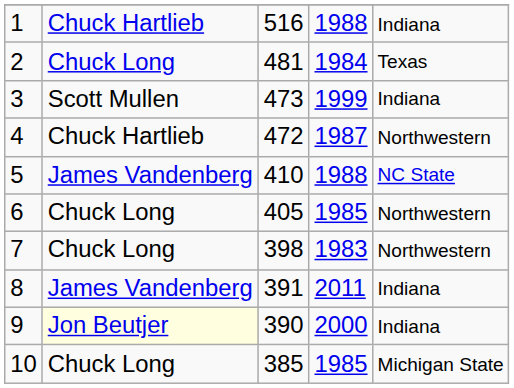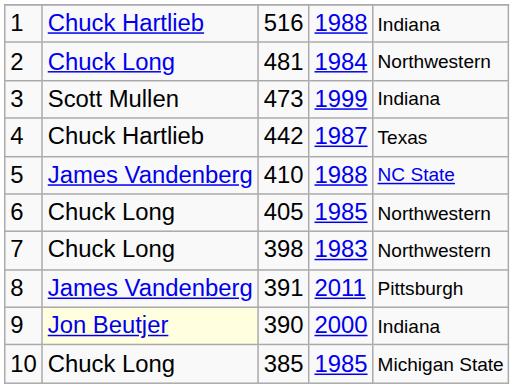(402, 61) Texas -> (434, 61) Northwestern
(284, 136) 472 -> (284, 136) 442
(434, 137) Northwestern -> (402, 137) Texas
(409, 288) Indiana -> (421, 288) Pittsburgh
